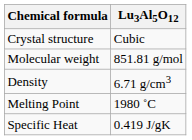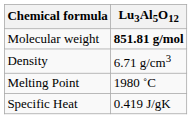- row: (50, 38)
(148, 59) normal -> (149, 38) bold
